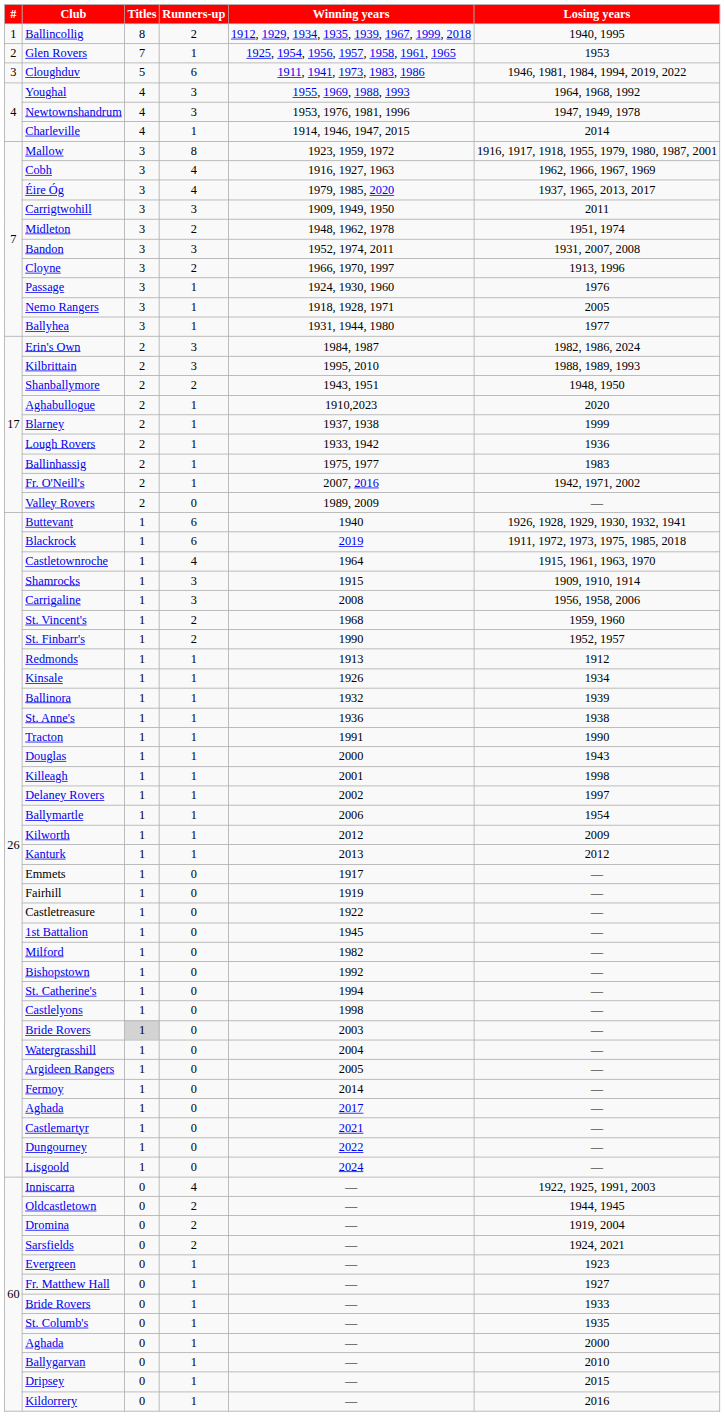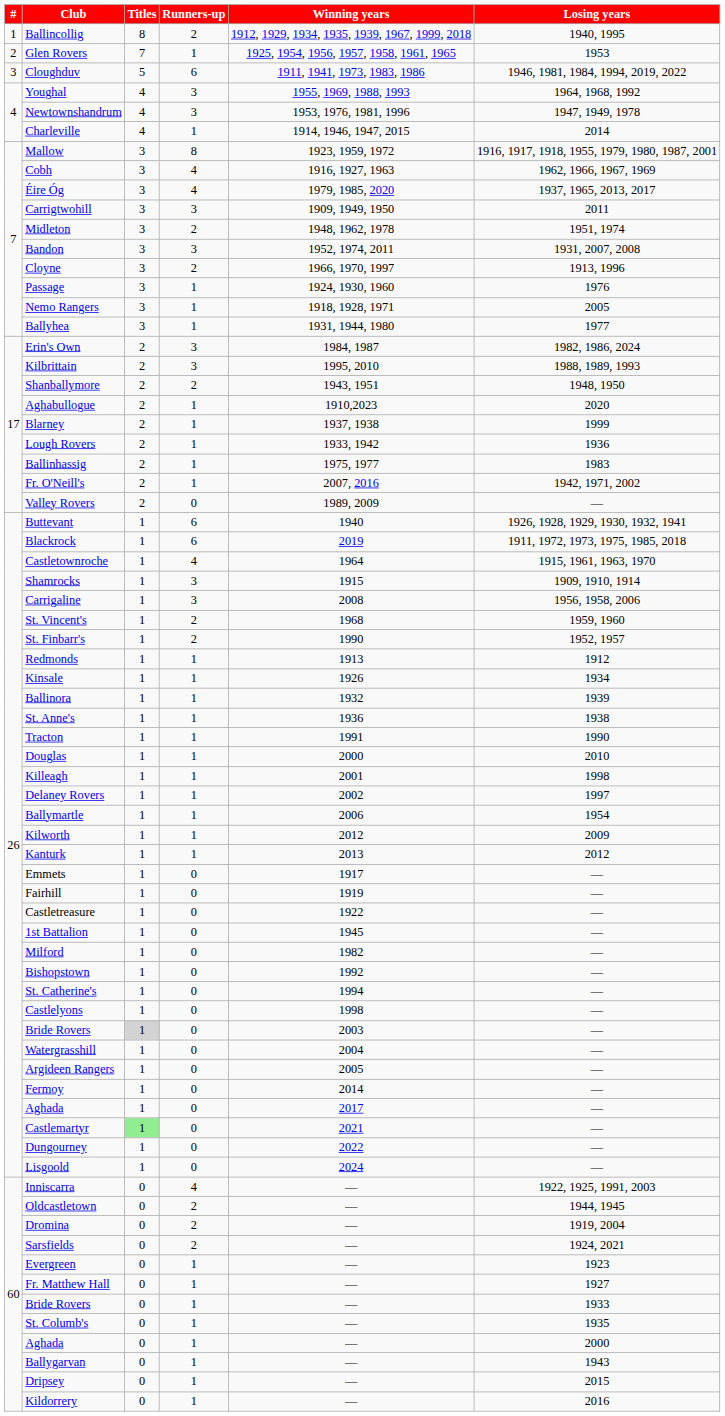(597, 756) 1943 -> (597, 756) 2010
(142, 1127) no background -> (142, 1127) lightgreen background
(597, 1362) 2010 -> (597, 1362) 1943
